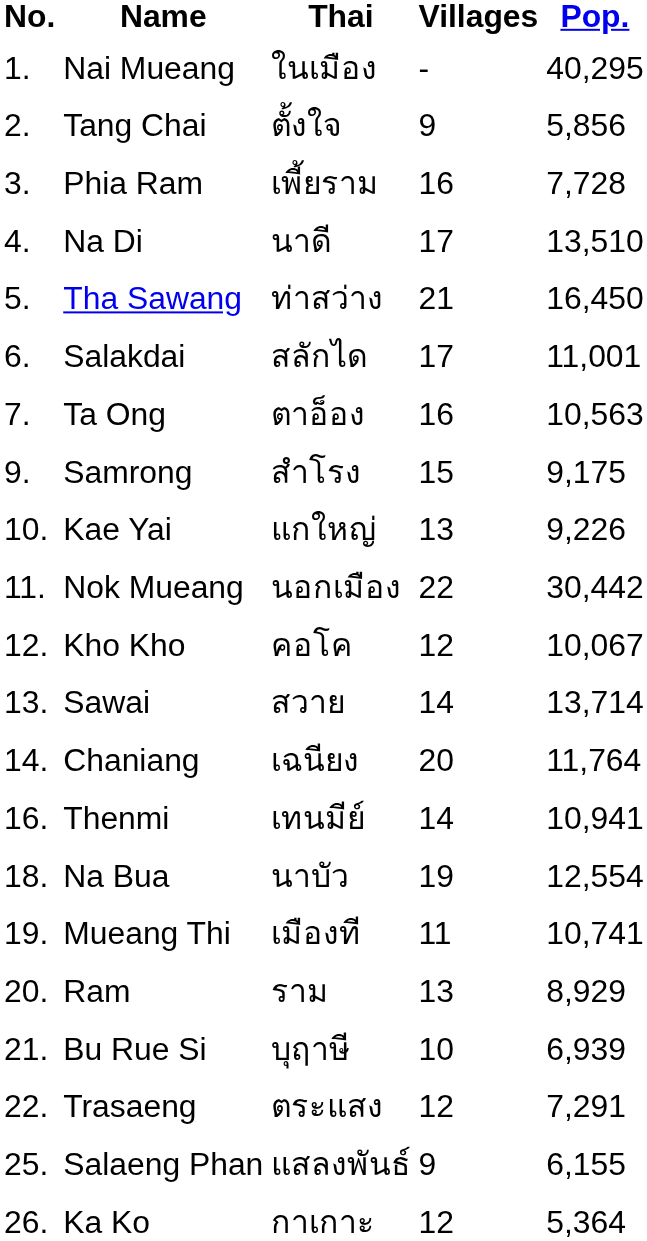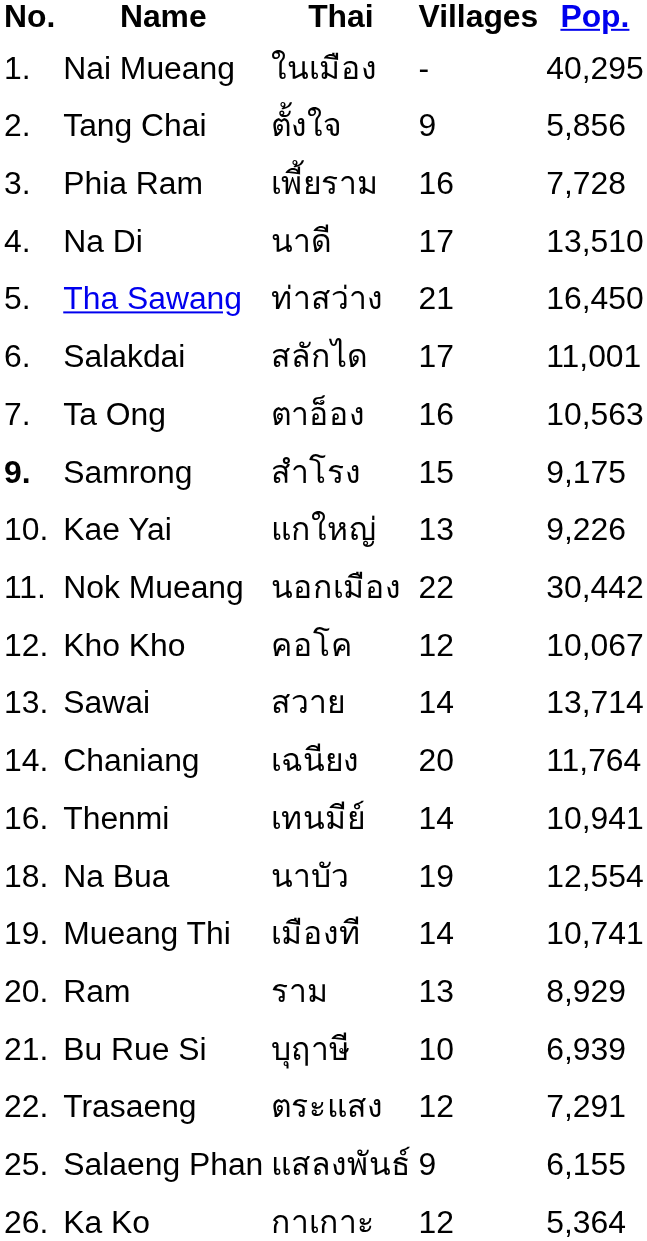(17, 471) normal -> (17, 471) bold
(435, 932) 11 -> (436, 932) 14
